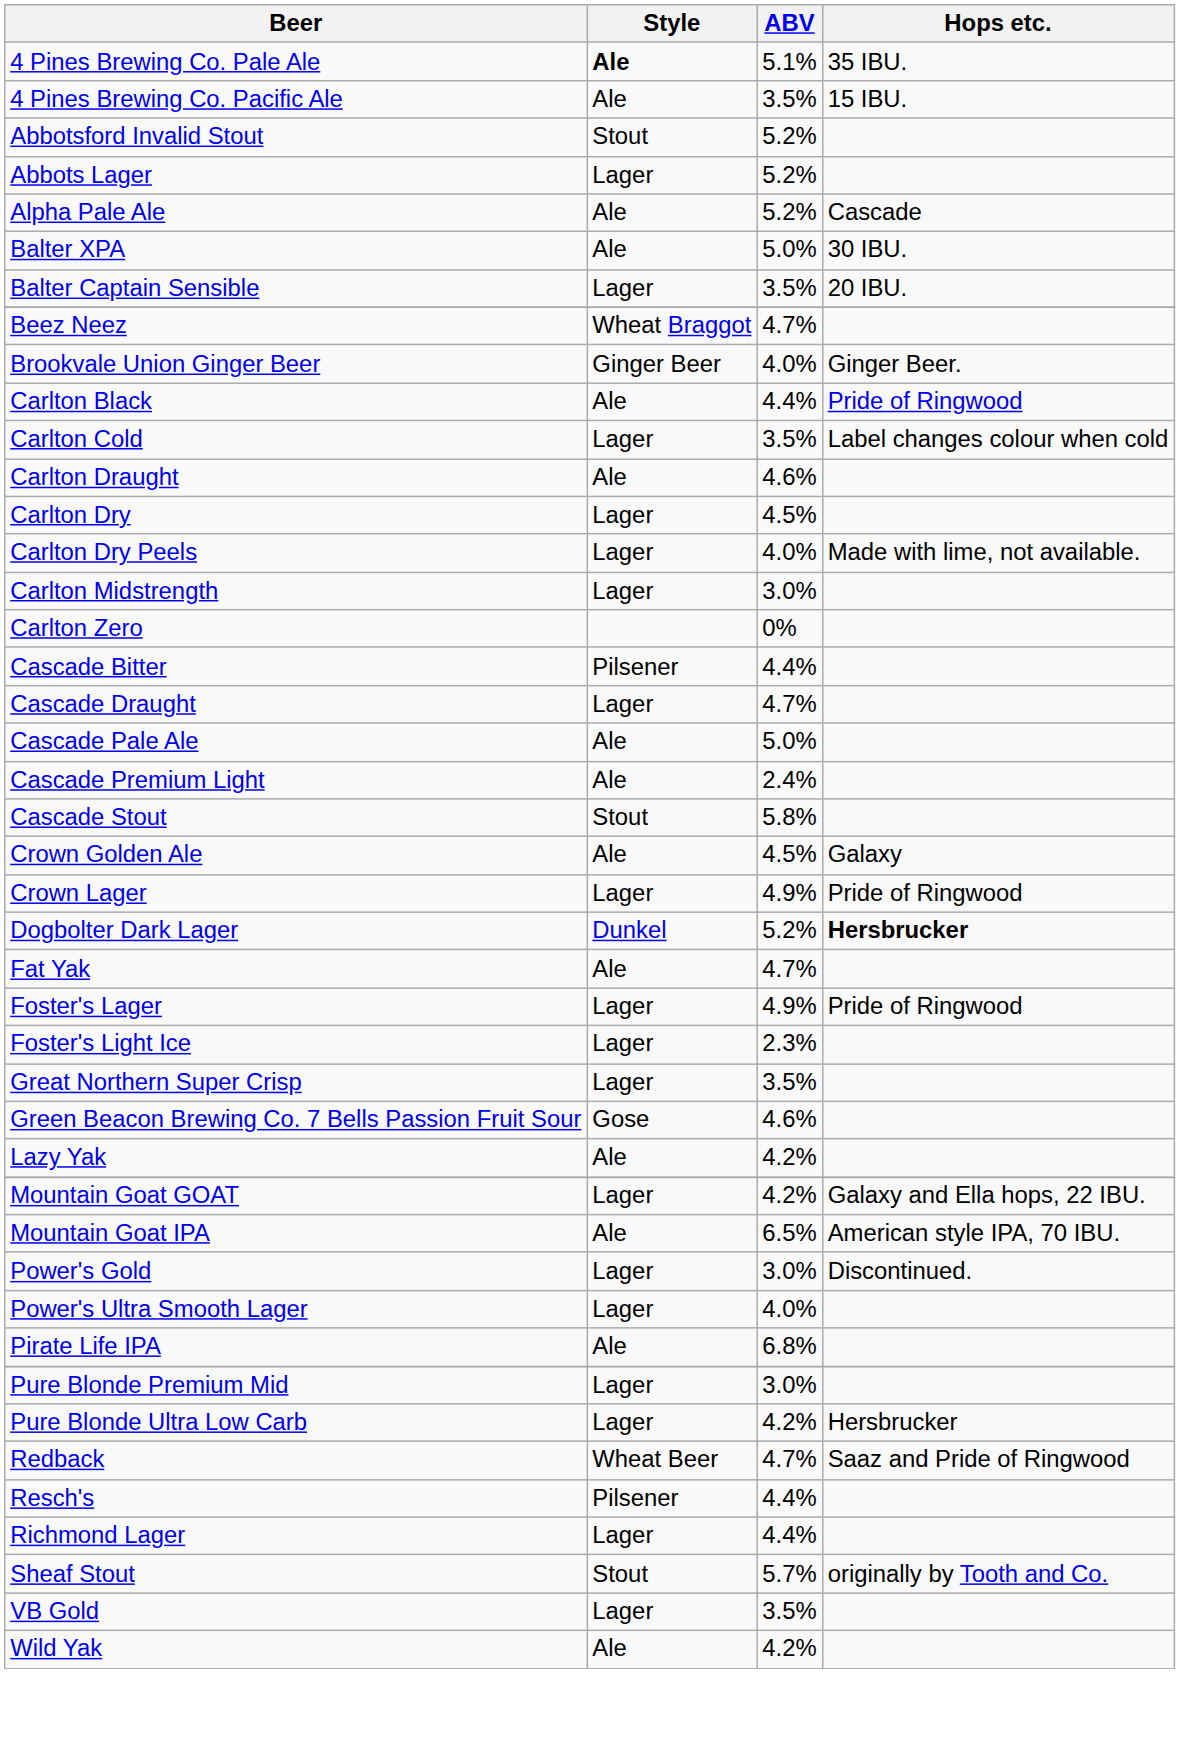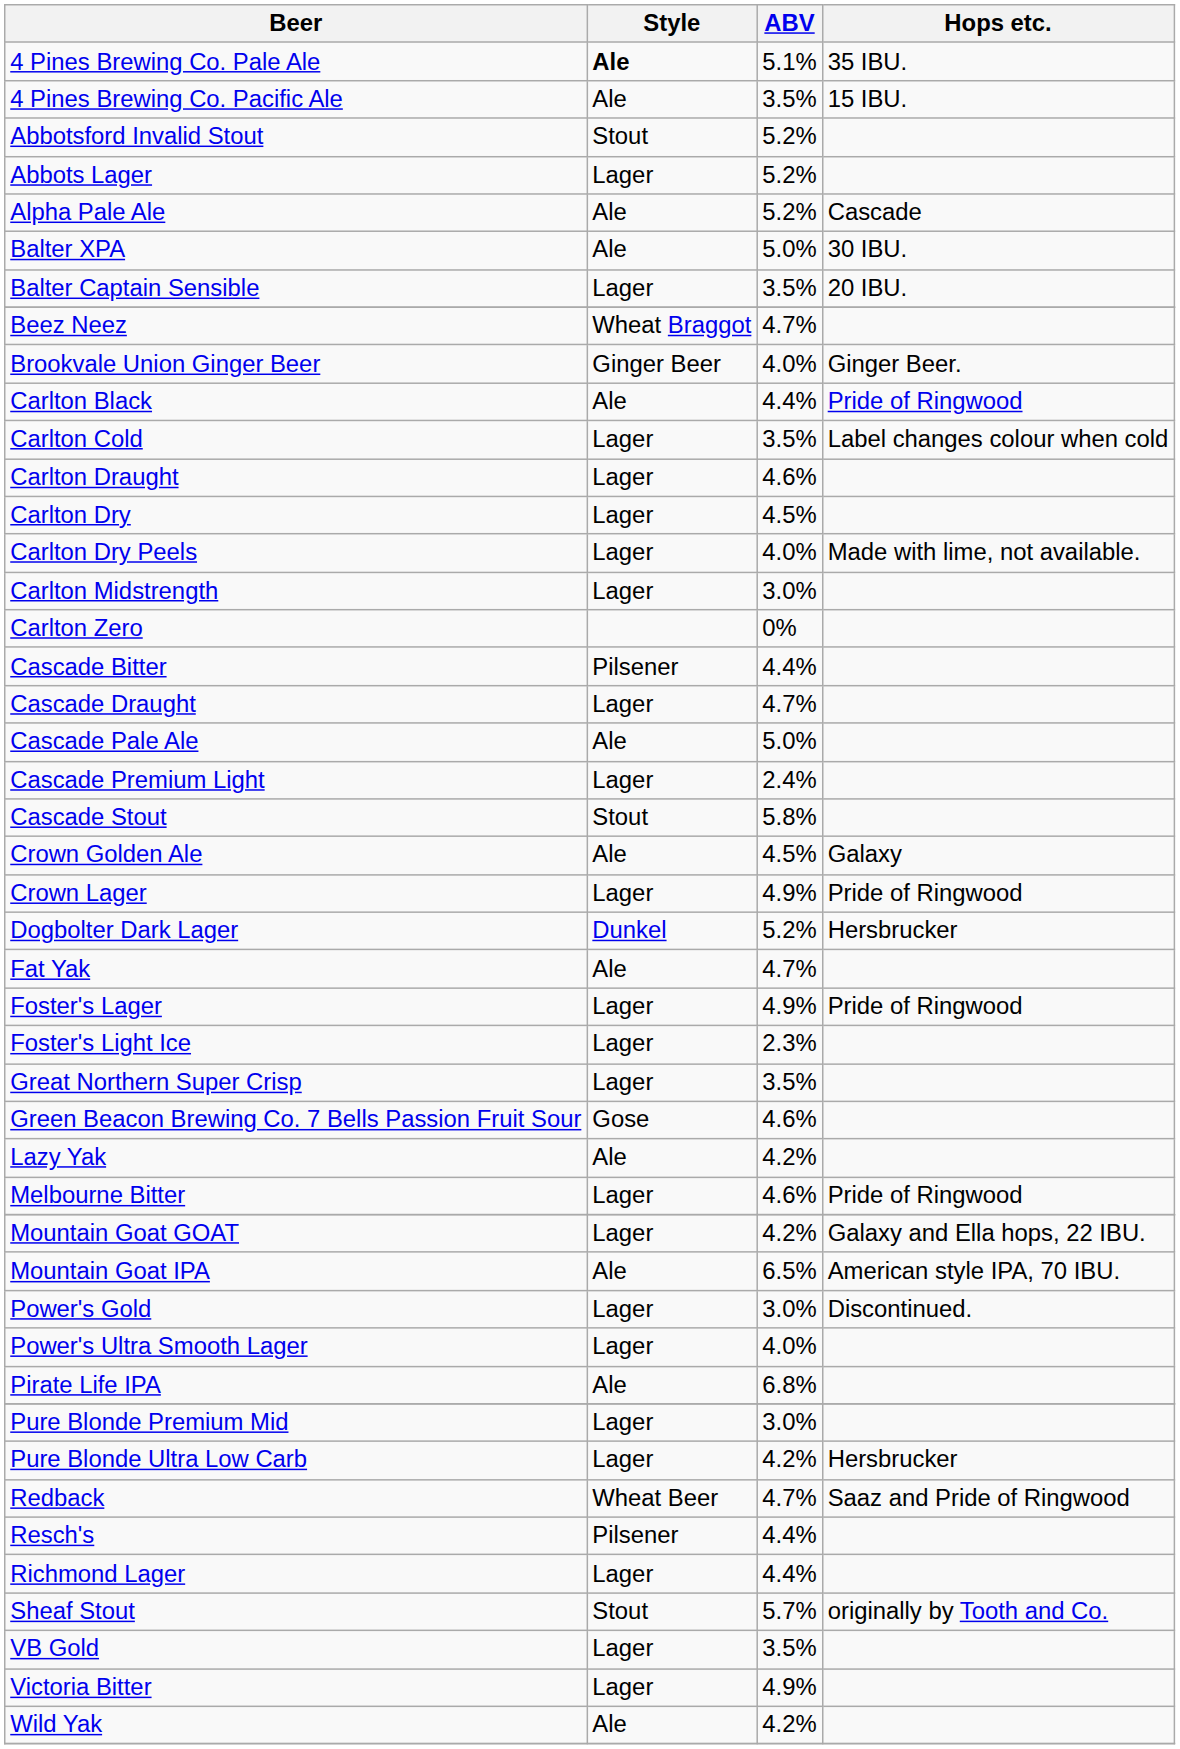(610, 477) Ale -> (623, 477) Lager
(610, 779) Ale -> (623, 779) Lager
(898, 930) bold -> (893, 930) normal
+ row: (98, 1195)
+ row: (81, 1686)
